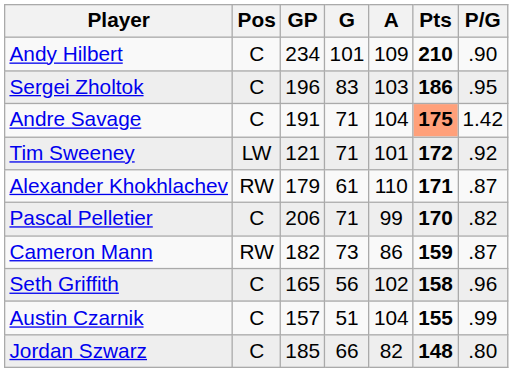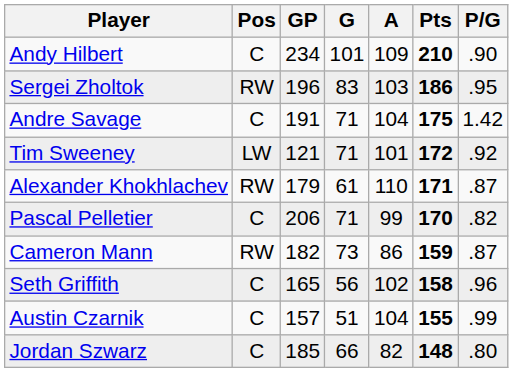(257, 86) C -> (257, 86) RW
(436, 119) lightsalmon background -> (436, 119) no background
